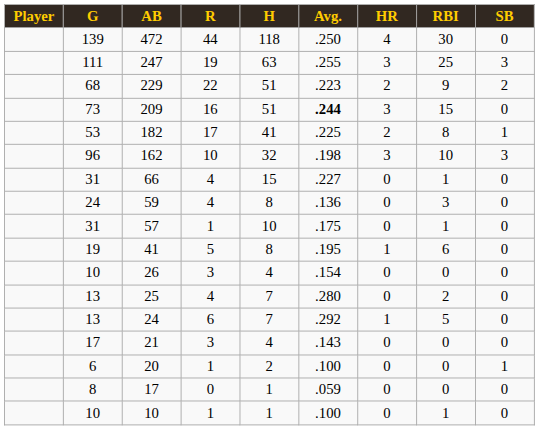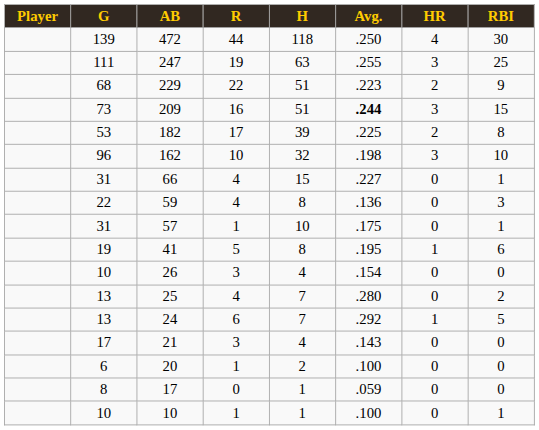- column: (504, 16)
(269, 132) 41 -> (302, 132) 39
(93, 202) 24 -> (104, 202) 22
